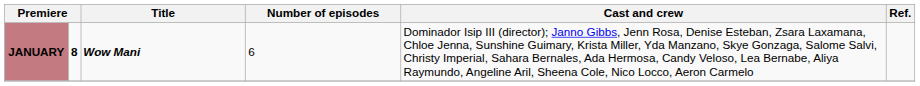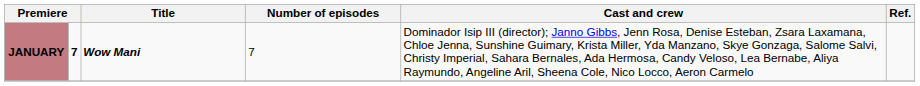(74, 51) 8 -> (74, 51) 7
(252, 51) 6 -> (252, 51) 7
